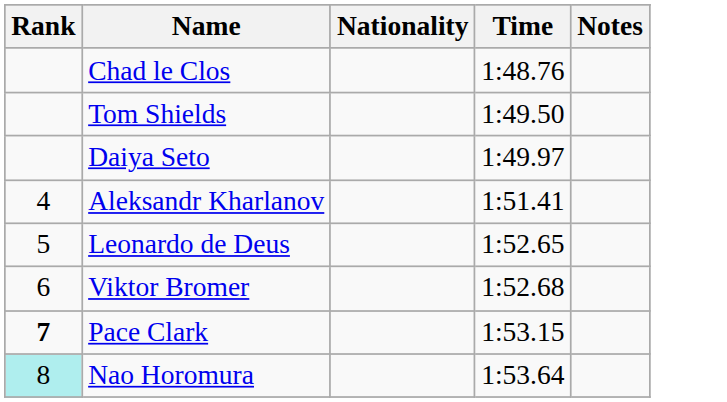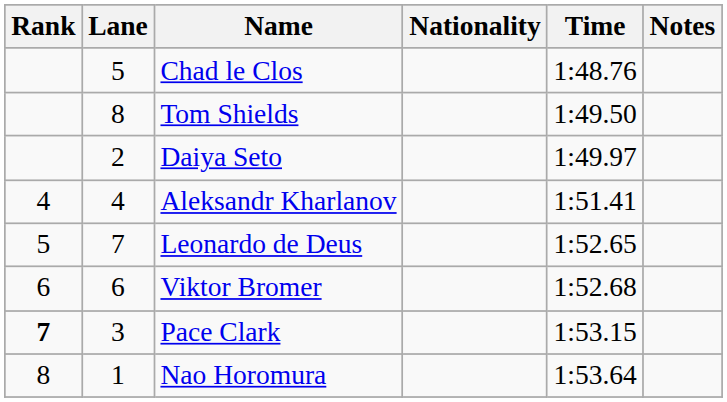+ column: (118, 26)
(43, 375) paleturquoise background -> (43, 375) no background
